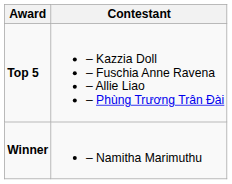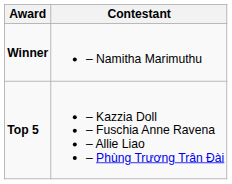rows swapped: (28, 150) <-> (23, 73)
